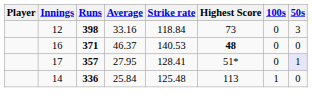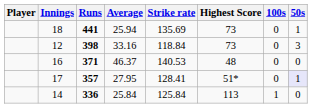+ row: (57, 29)
(231, 45) bold -> (231, 62) normal
(171, 78) 125.48 -> (171, 95) 125.84
